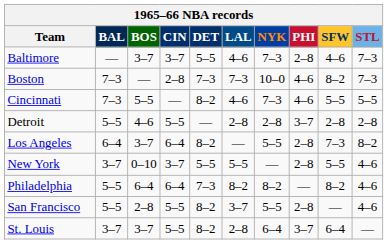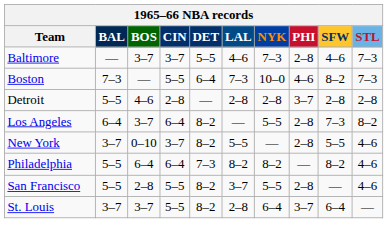(175, 79) 2–8 -> (175, 79) 5–5
(206, 79) 7–3 -> (206, 79) 6–4
- row: (34, 100)
(175, 121) 5–5 -> (175, 100) 2–8
(206, 164) 5–5 -> (206, 143) 8–2
